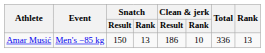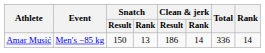(199, 40) 10 -> (199, 40) 14
(248, 40) 13 -> (248, 40) 14
